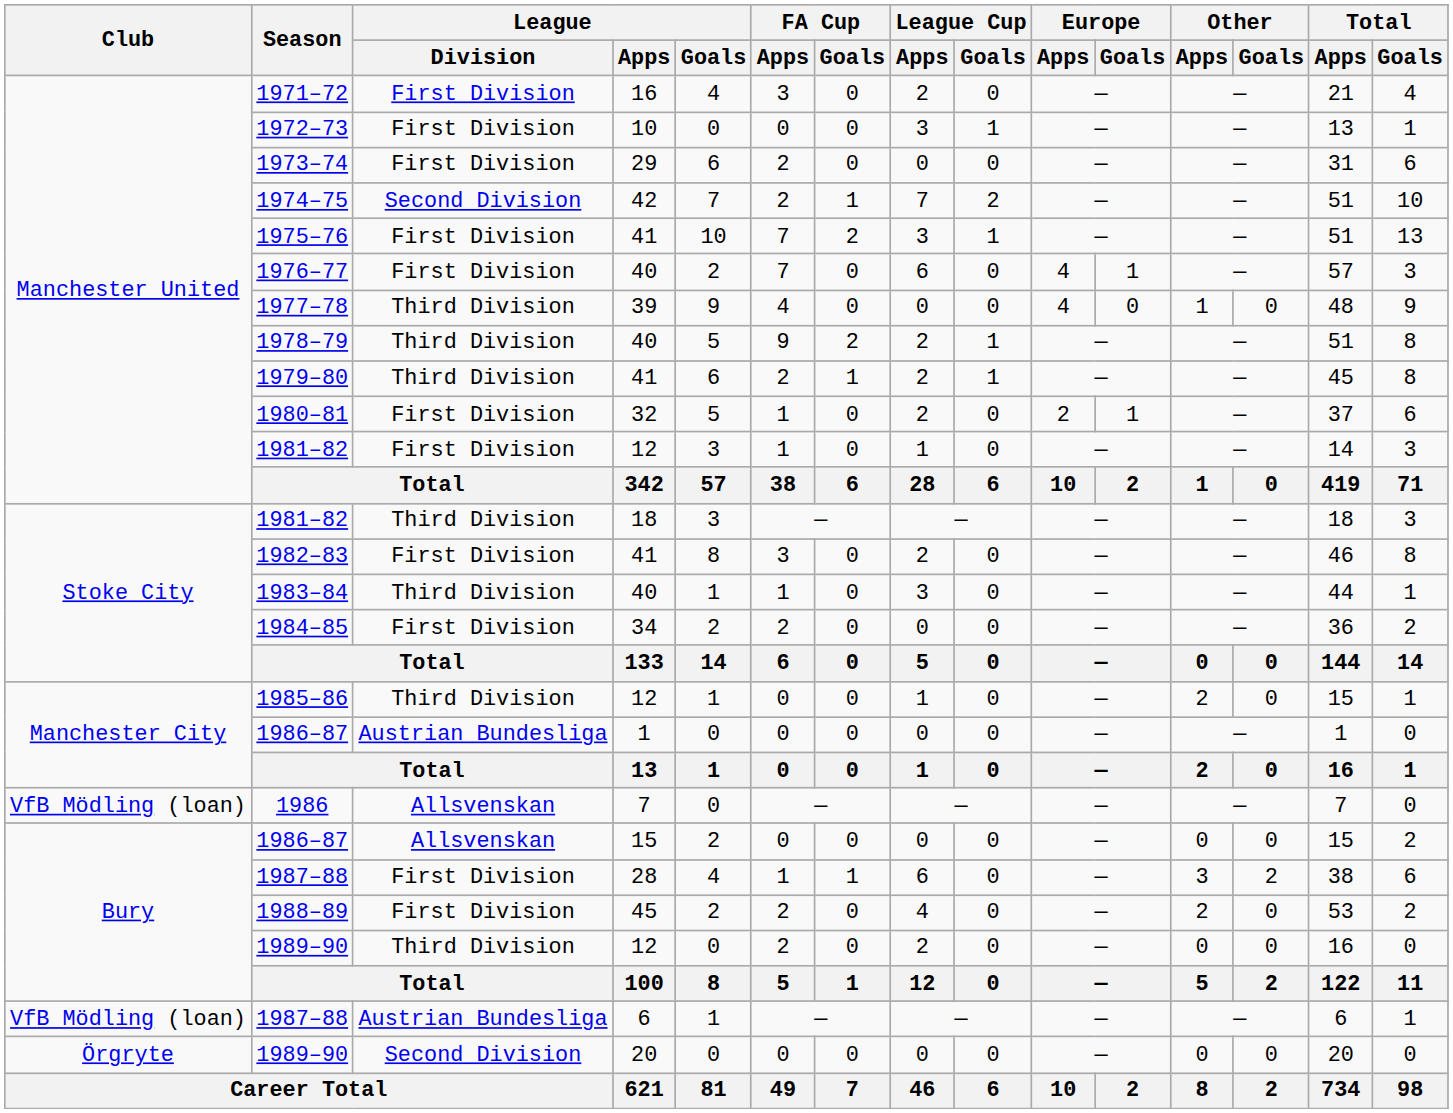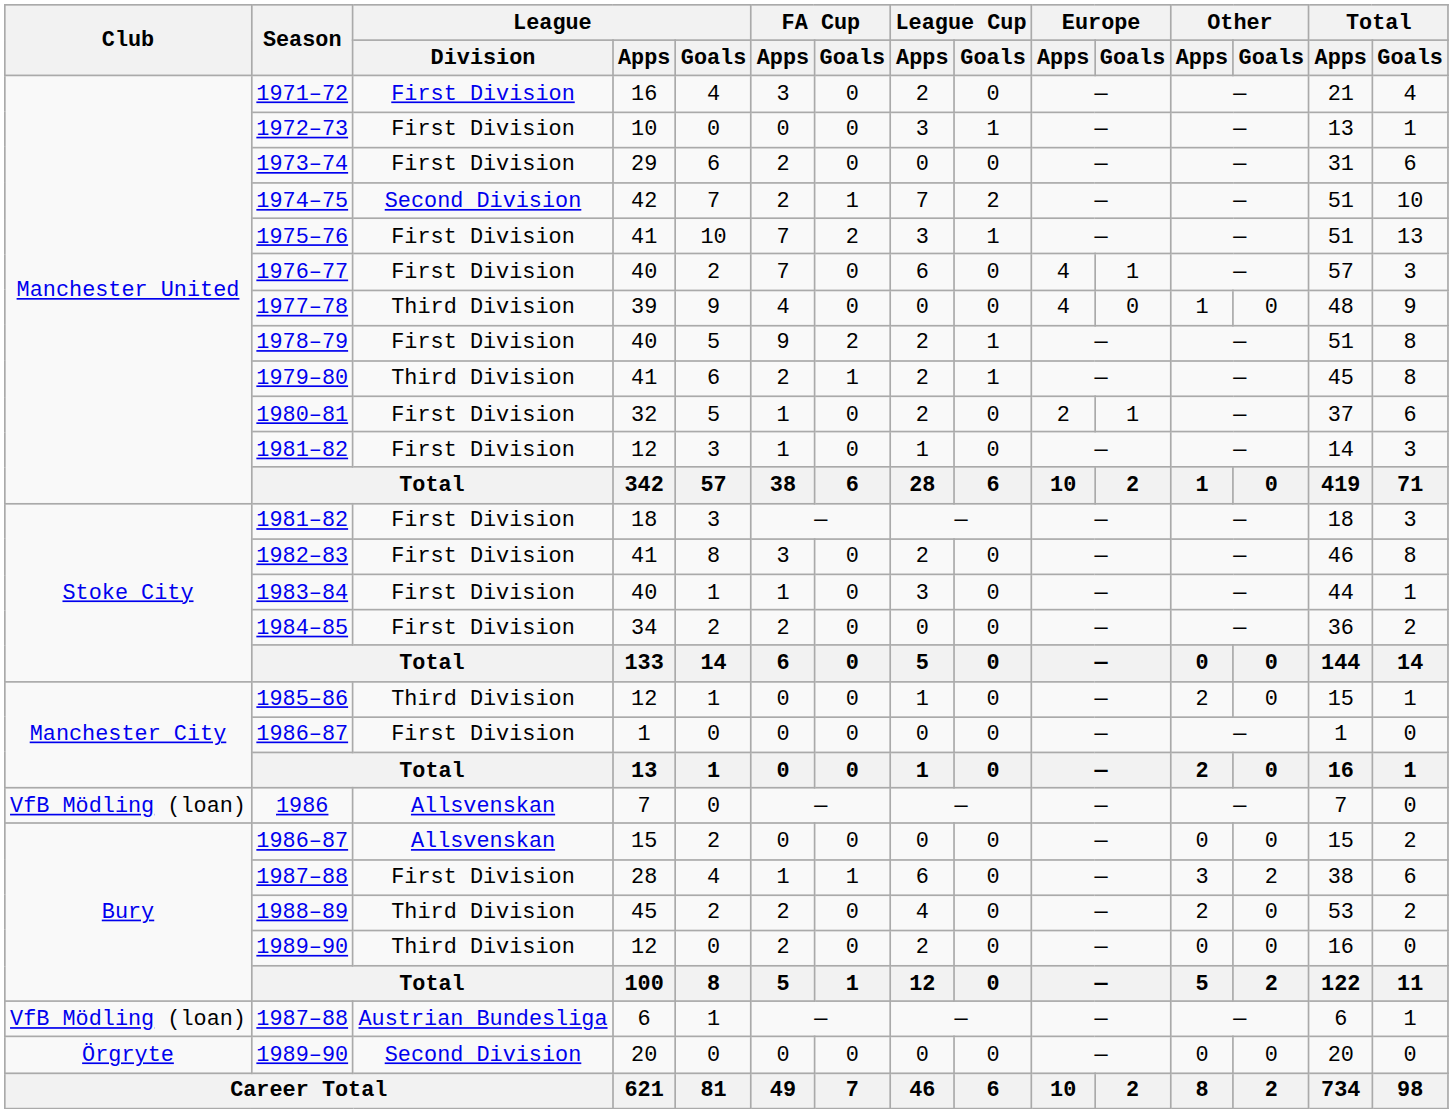(483, 343) Third Division -> (483, 343) First Division
(483, 521) Third Division -> (483, 521) First Division
(483, 592) Third Division -> (483, 592) First Division
(483, 735) Austrian Bundesliga -> (483, 735) First Division
(483, 913) First Division -> (483, 913) Third Division
